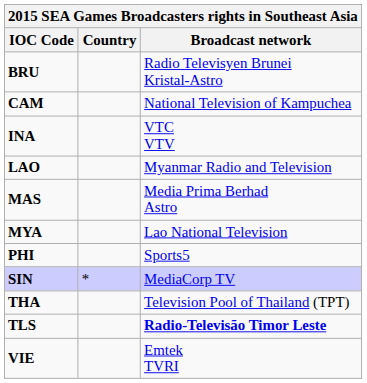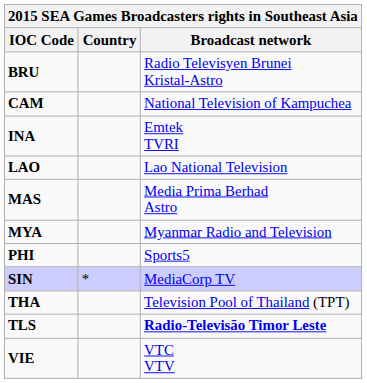(159, 135) VTC VTV -> (164, 135) Emtek TVRI
(238, 167) Myanmar Radio and Television -> (216, 167) Lao National Television
(216, 231) Lao National Television -> (238, 231) Myanmar Radio and Television
(164, 358) Emtek TVRI -> (159, 358) VTC VTV
